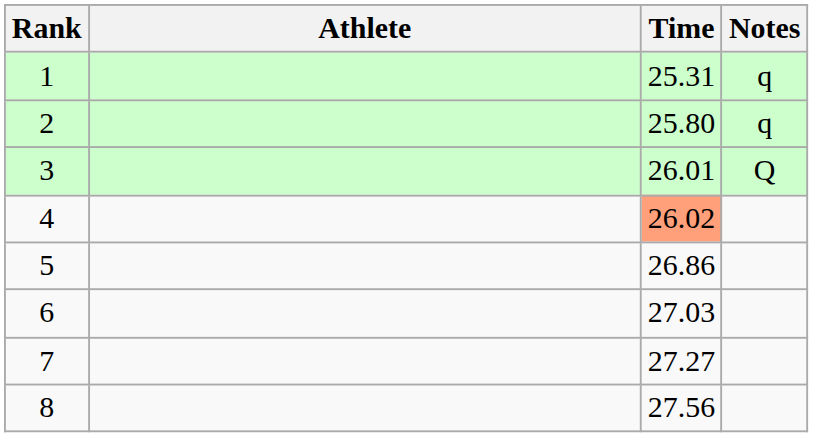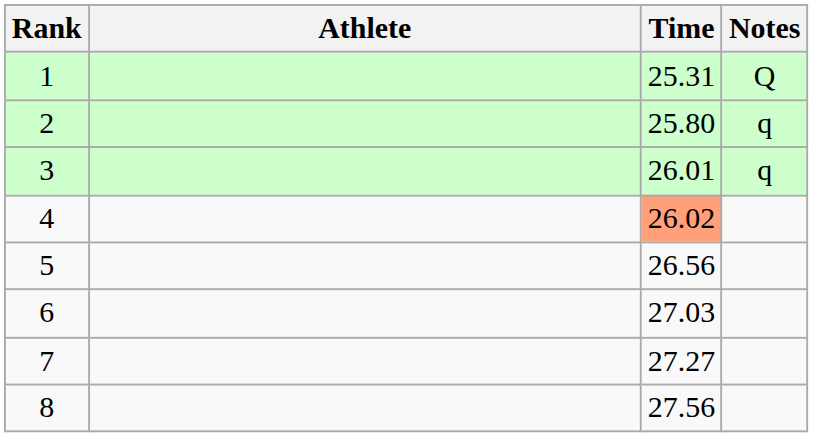(765, 75) q -> (765, 75) Q
(765, 170) Q -> (765, 170) q
(681, 265) 26.86 -> (681, 265) 26.56
